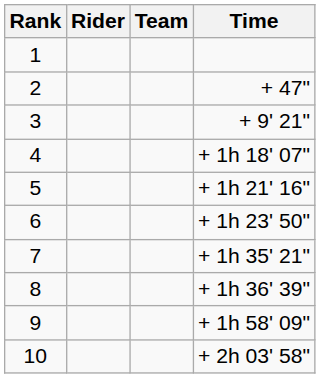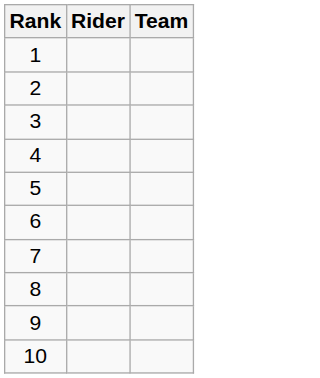- column: (254, 21)
